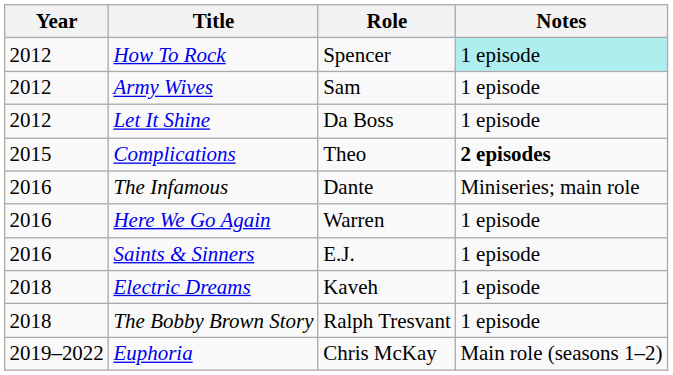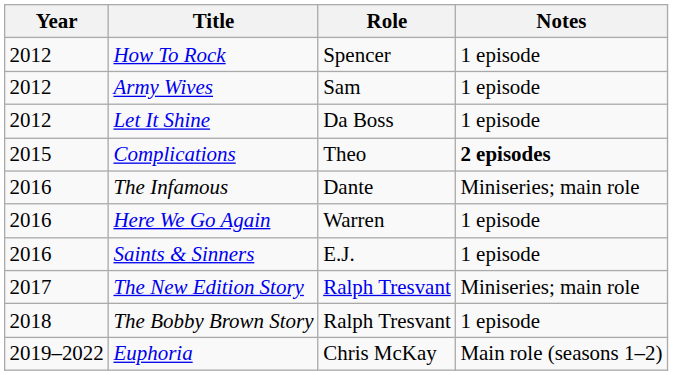(500, 54) paleturquoise background -> (500, 54) no background
+ row: (209, 287)
- row: (182, 287)
